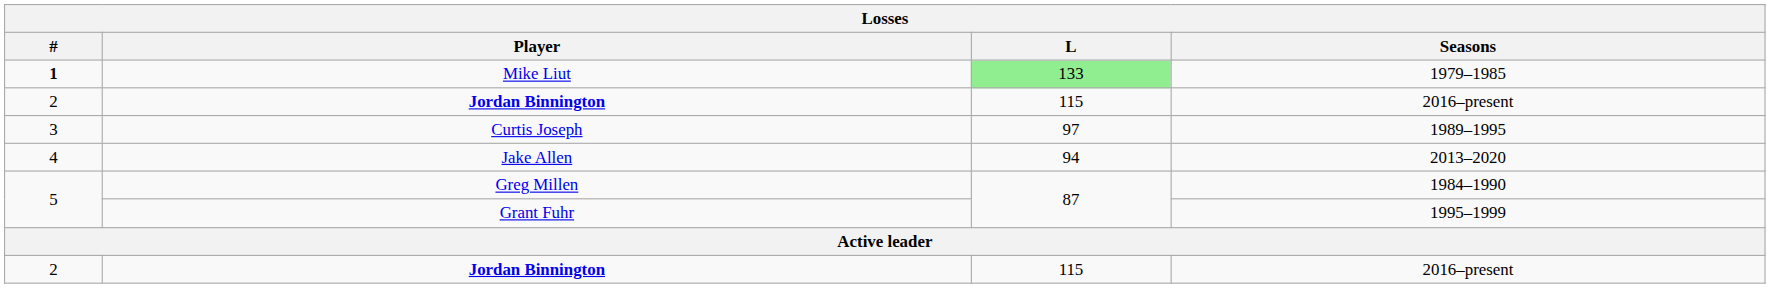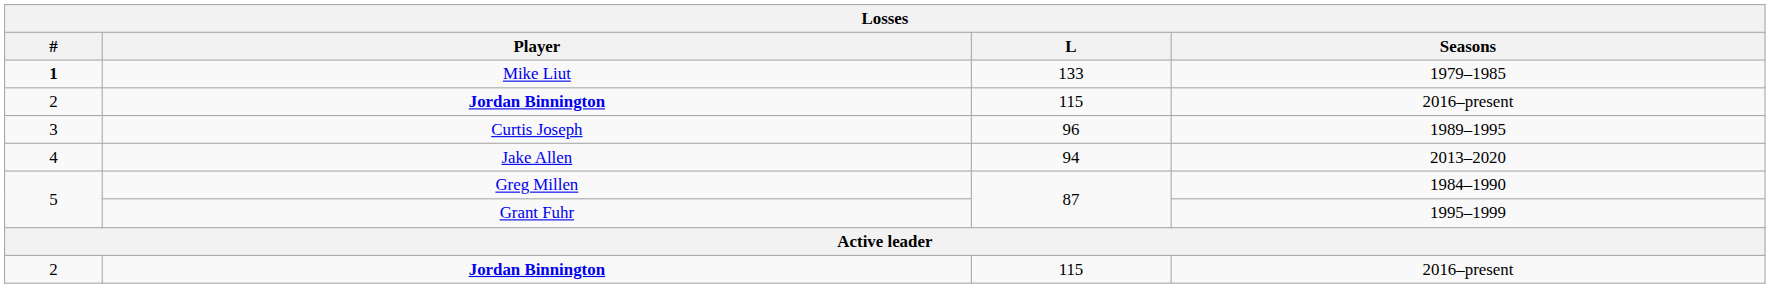(1071, 74) lightgreen background -> (1071, 74) no background
(1071, 129) 97 -> (1071, 129) 96
